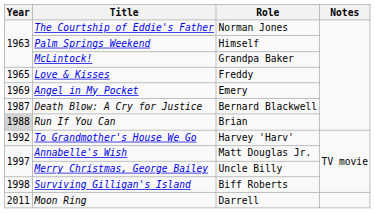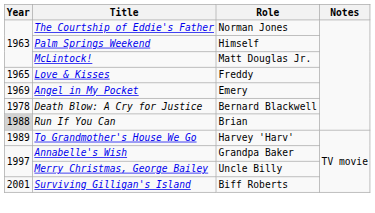(256, 59) Grandpa Baker -> (265, 59) Matt Douglas Jr.
(18, 106) 1987 -> (18, 106) 1978
(18, 138) 1992 -> (18, 138) 1989
(265, 153) Matt Douglas Jr. -> (256, 153) Grandpa Baker
(18, 185) 1998 -> (18, 185) 2001
- row: (60, 200)
